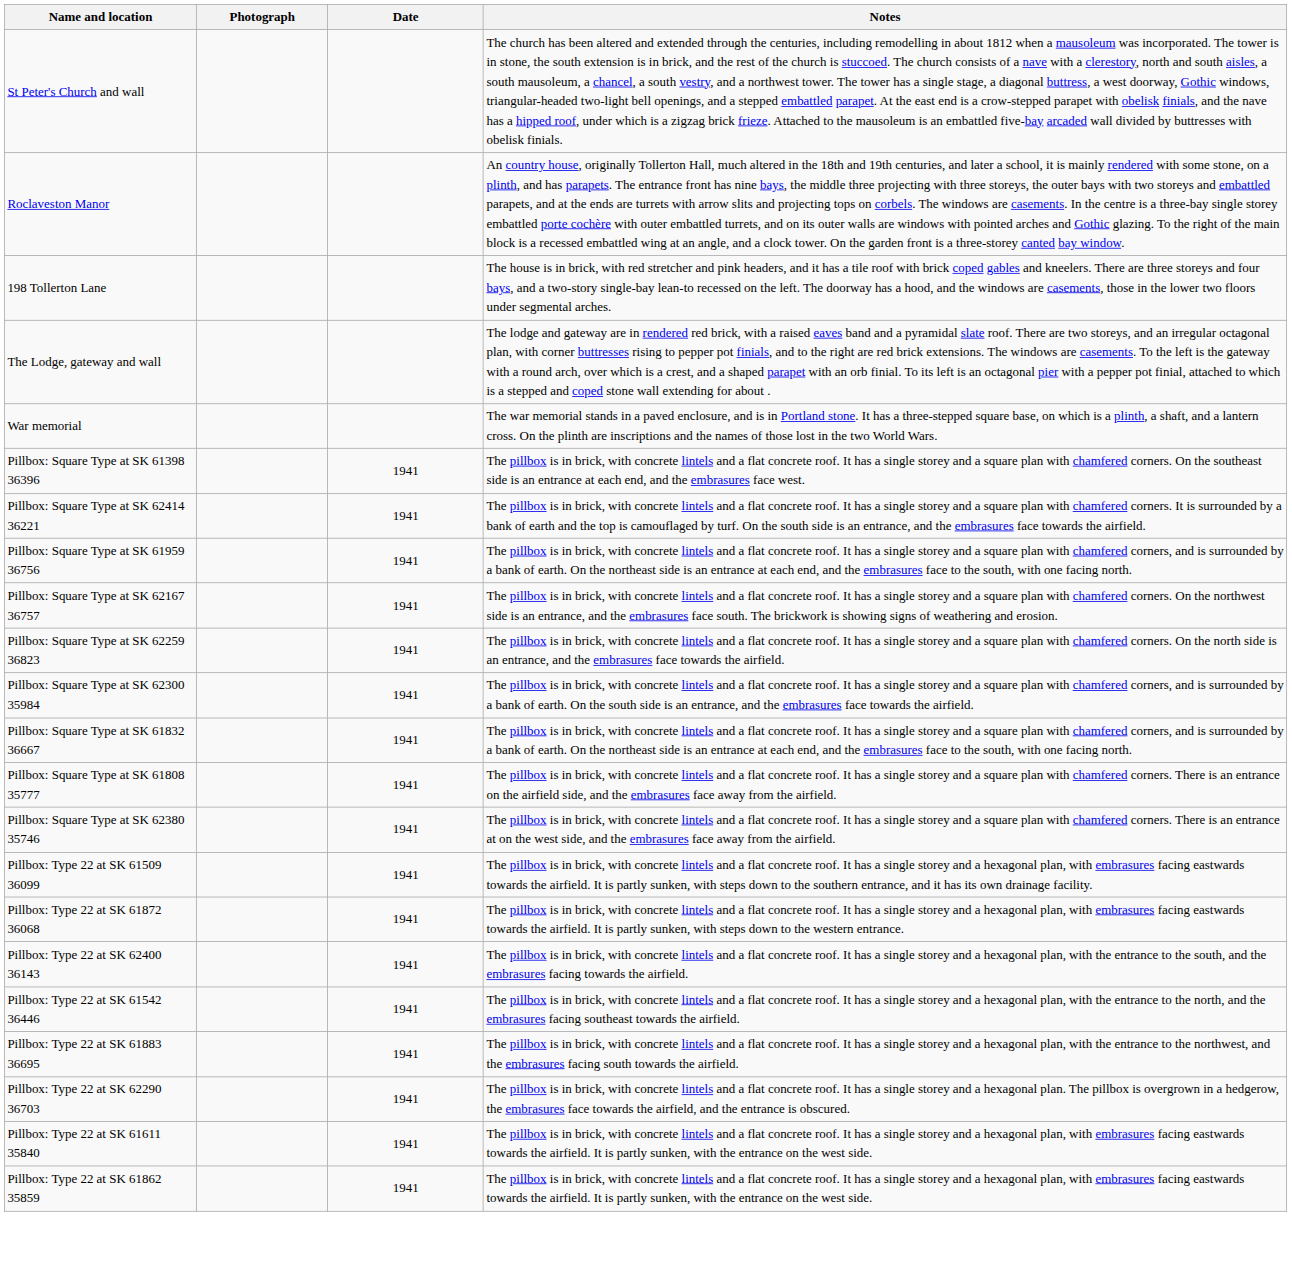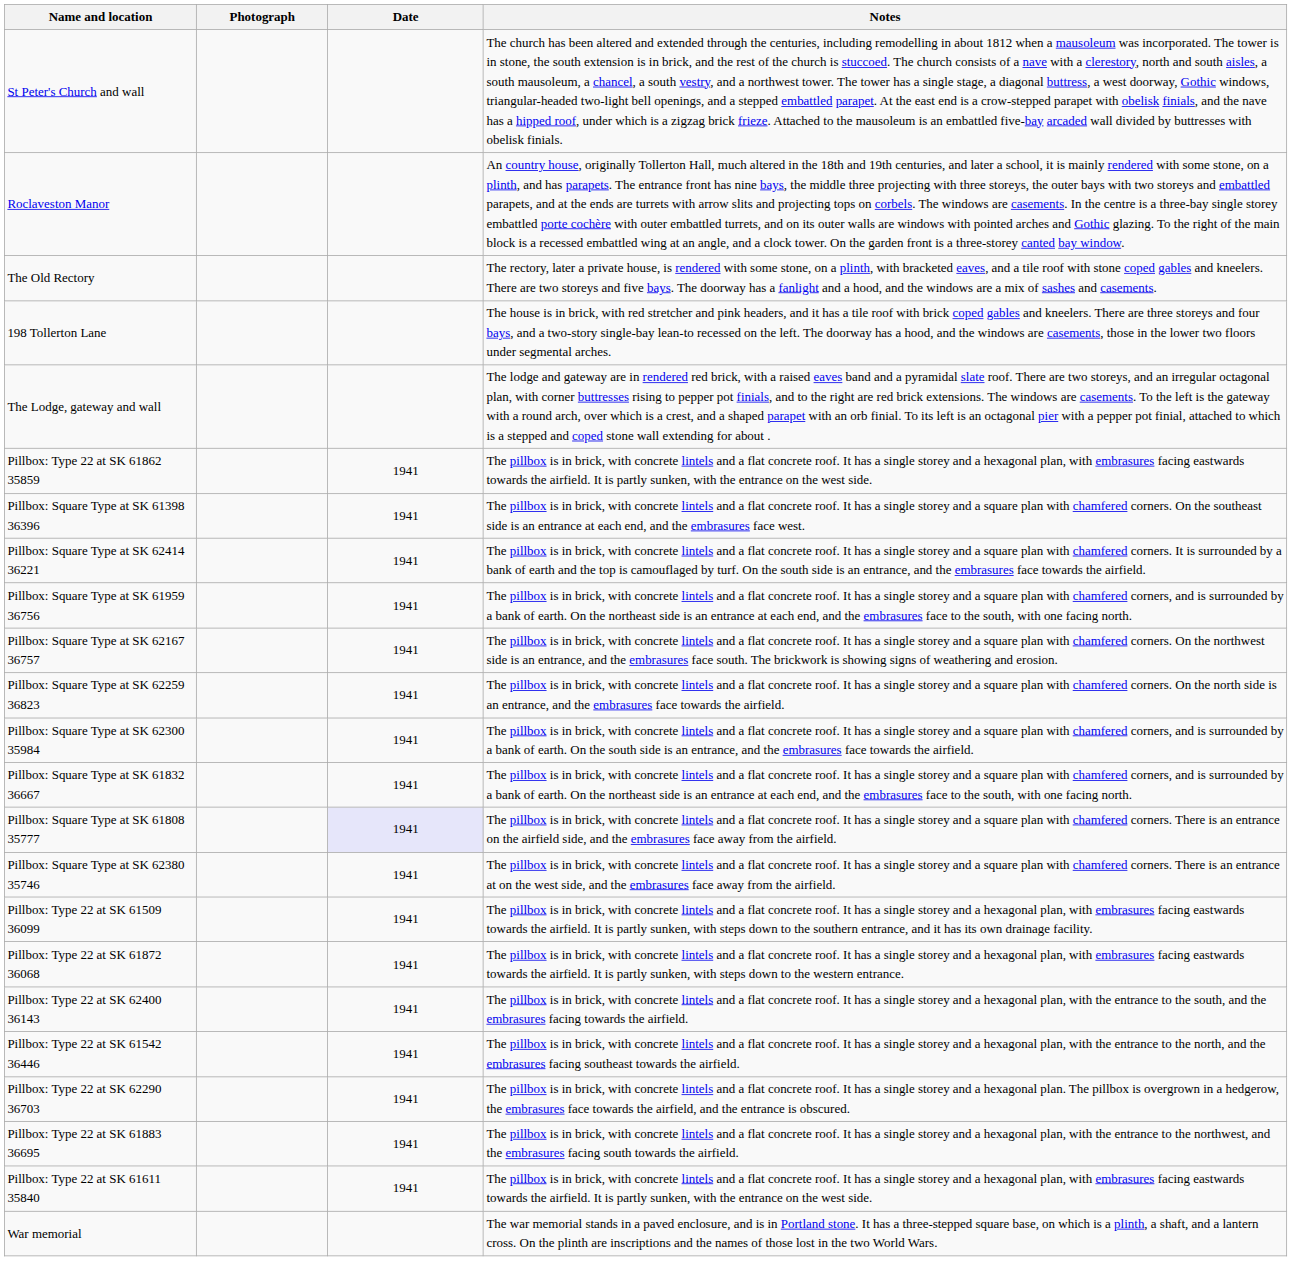+ row: (51, 278)
rows swapped: (44, 426) <-> (84, 1188)
(406, 784) no background -> (406, 829) lavender background
rows swapped: (84, 1054) <-> (84, 1098)
